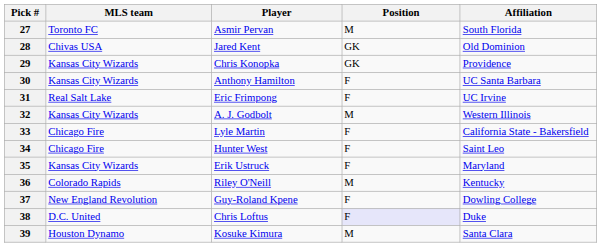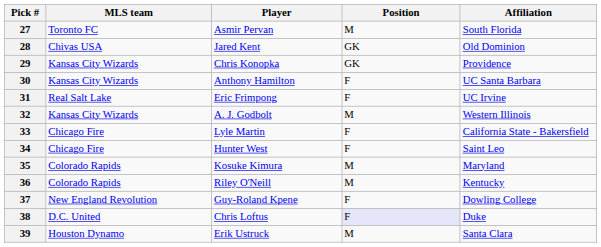(93, 166) Kansas City Wizards -> (84, 166) Colorado Rapids
(242, 166) Erik Ustruck -> (248, 166) Kosuke Kimura
(347, 166) F -> (349, 166) M
(248, 234) Kosuke Kimura -> (242, 234) Erik Ustruck
